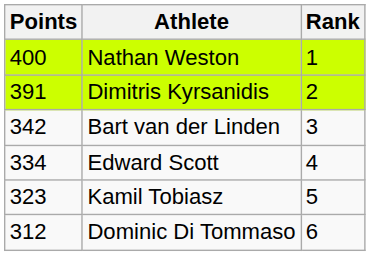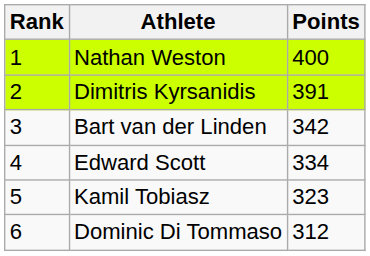columns swapped: (333, 22) <-> (44, 22)
